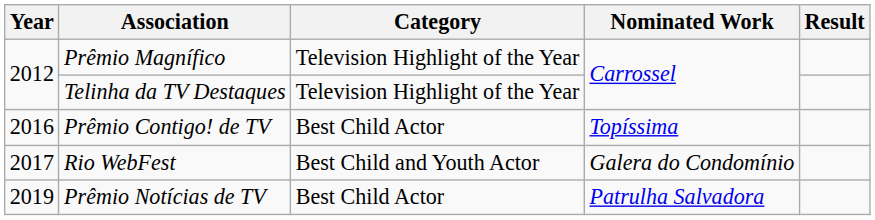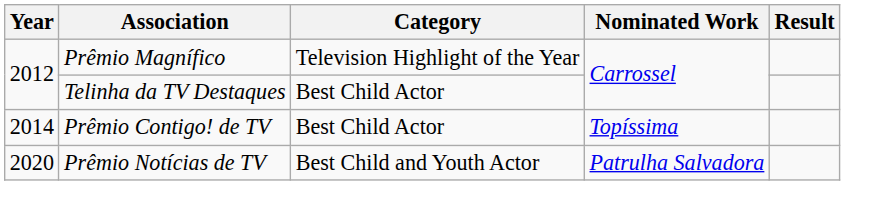(438, 92) Television Highlight of the Year -> (370, 92) Best Child Actor
(32, 127) 2016 -> (32, 127) 2014
- row: (120, 162)
(32, 197) 2019 -> (32, 162) 2020
(370, 197) Best Child Actor -> (418, 162) Best Child and Youth Actor
